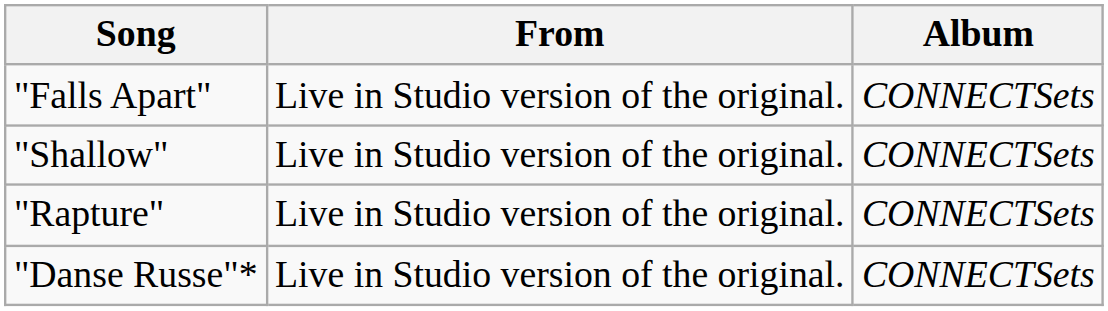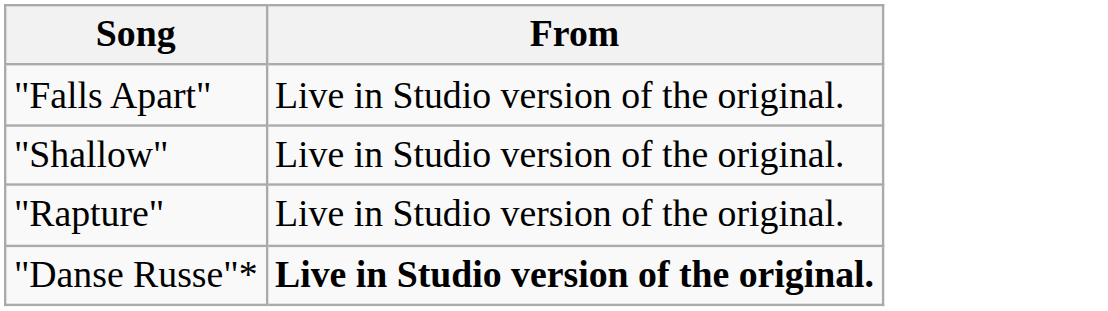- column: (978, 34)
(560, 273) normal -> (575, 273) bold
